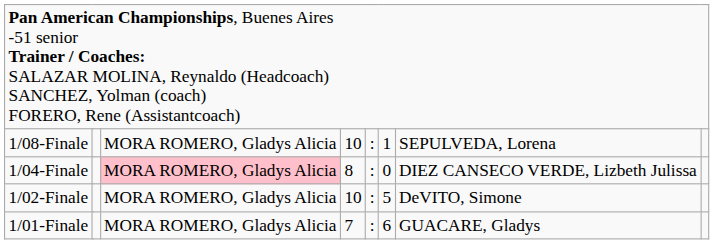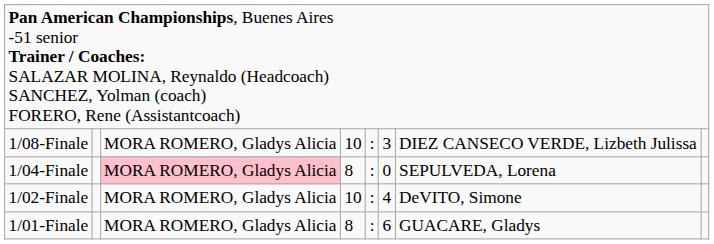(387, 142) 1 -> (387, 142) 3
(477, 142) SEPULVEDA, Lorena -> (548, 142) DIEZ CANSECO VERDE, Lizbeth Julissa
(548, 170) DIEZ CANSECO VERDE, Lizbeth Julissa -> (477, 170) SEPULVEDA, Lorena
(387, 197) 5 -> (387, 197) 4
(349, 225) 7 -> (349, 225) 8
